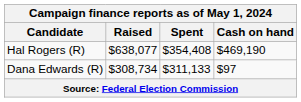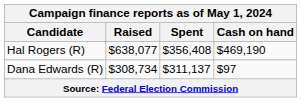(187, 50) $354,408 -> (187, 50) $356,408
(187, 69) $311,133 -> (187, 69) $311,137
